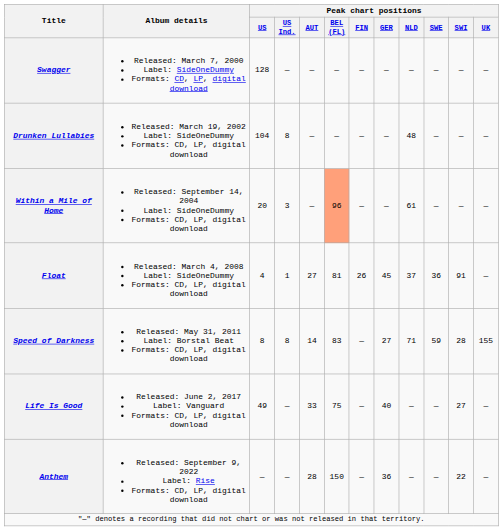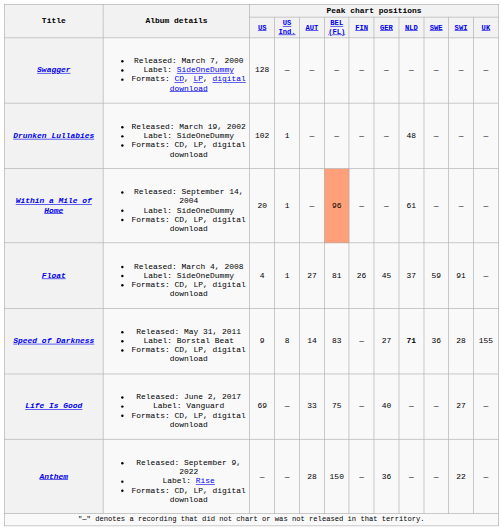(262, 136) 104 -> (262, 136) 102
(287, 136) 8 -> (287, 136) 1
(287, 206) 3 -> (287, 206) 1
(436, 276) 36 -> (436, 276) 59
(262, 341) 8 -> (262, 341) 9
(411, 341) normal -> (411, 341) bold
(436, 341) 59 -> (436, 341) 36
(262, 407) 49 -> (262, 407) 69
